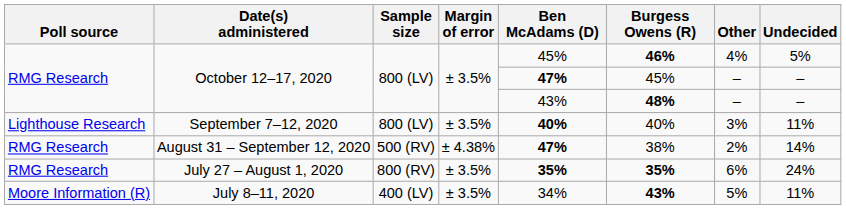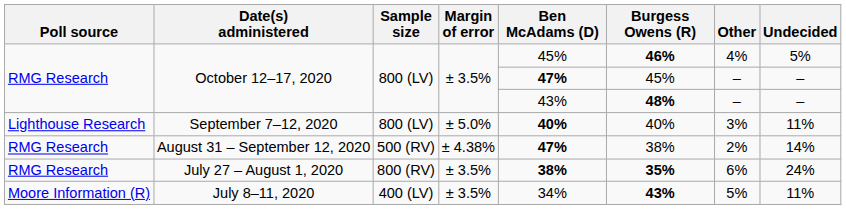(468, 124) ± 3.5% -> (468, 124) ± 5.0%
(552, 170) 35% -> (552, 170) 38%
